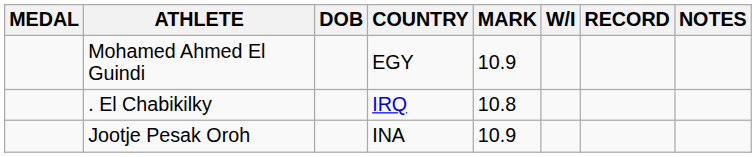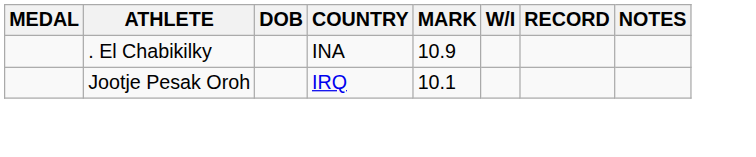- row: (177, 62)
(390, 104) IRQ -> (328, 51) INA
(497, 104) 10.8 -> (437, 51) 10.9
(389, 135) INA -> (329, 82) IRQ
(497, 135) 10.9 -> (437, 82) 10.1
